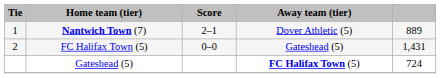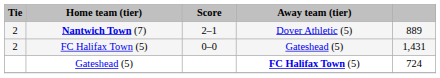(15, 30) 1 -> (15, 30) 2
